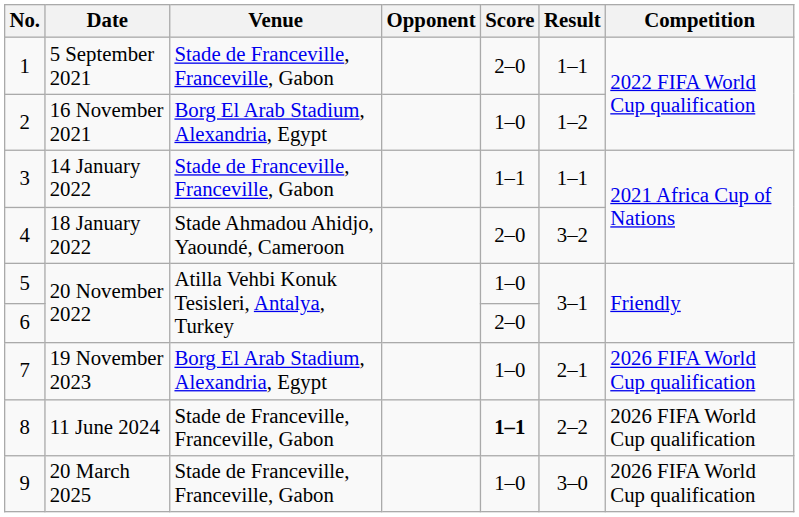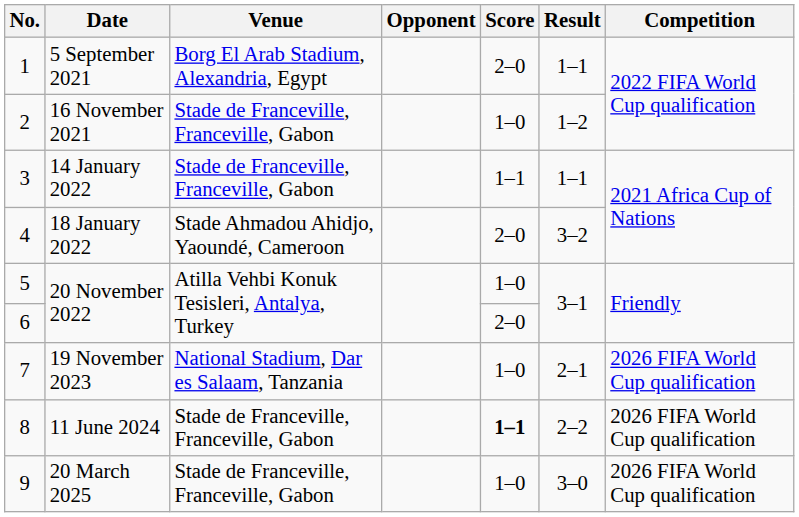(262, 65) Stade de Franceville, Franceville, Gabon -> (270, 65) Borg El Arab Stadium, Alexandria, Egypt
(270, 122) Borg El Arab Stadium, Alexandria, Egypt -> (262, 122) Stade de Franceville, Franceville, Gabon
(270, 371) Borg El Arab Stadium, Alexandria, Egypt -> (268, 371) National Stadium, Dar es Salaam, Tanzania
